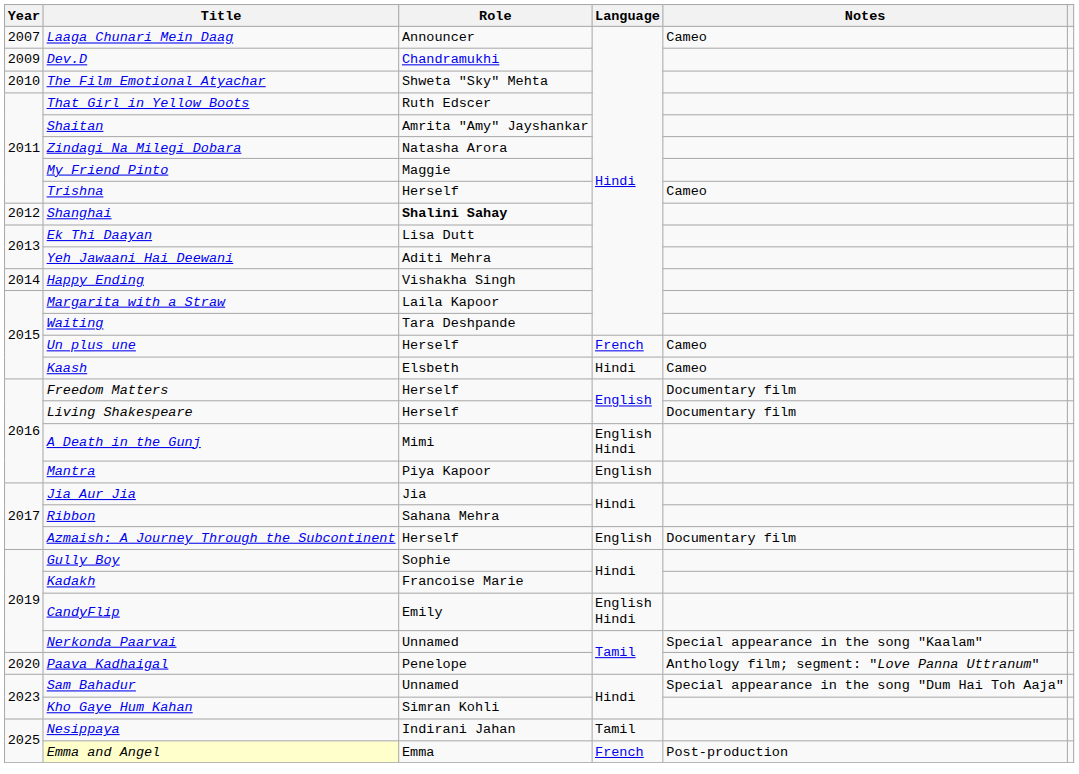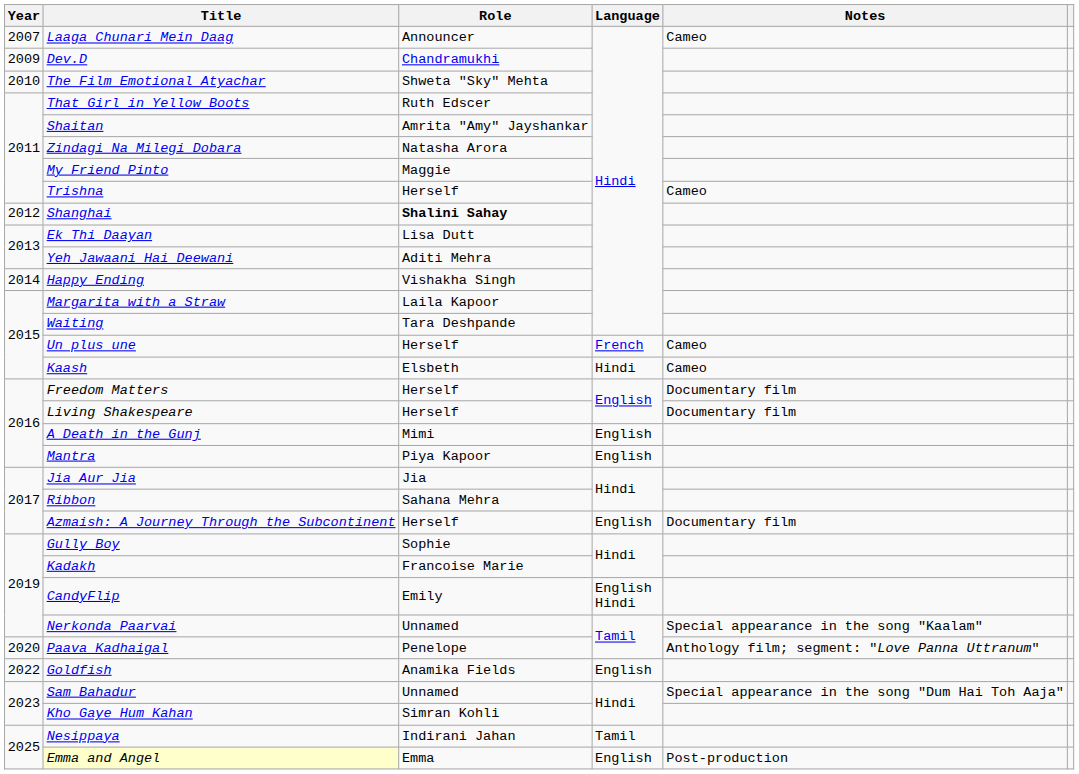(623, 442) English Hindi -> (623, 434) English
+ row: (79, 670)
(619, 752) French -> (623, 758) English
